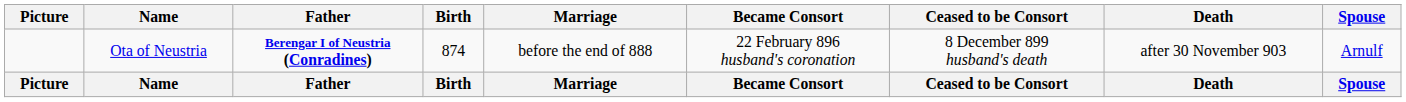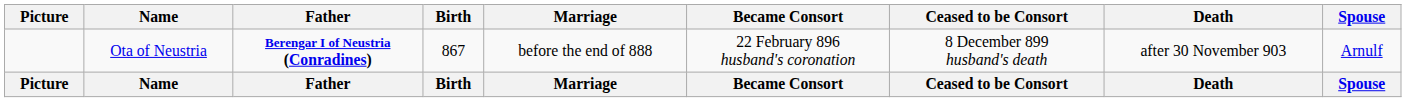(453, 50) 874 -> (453, 50) 867
